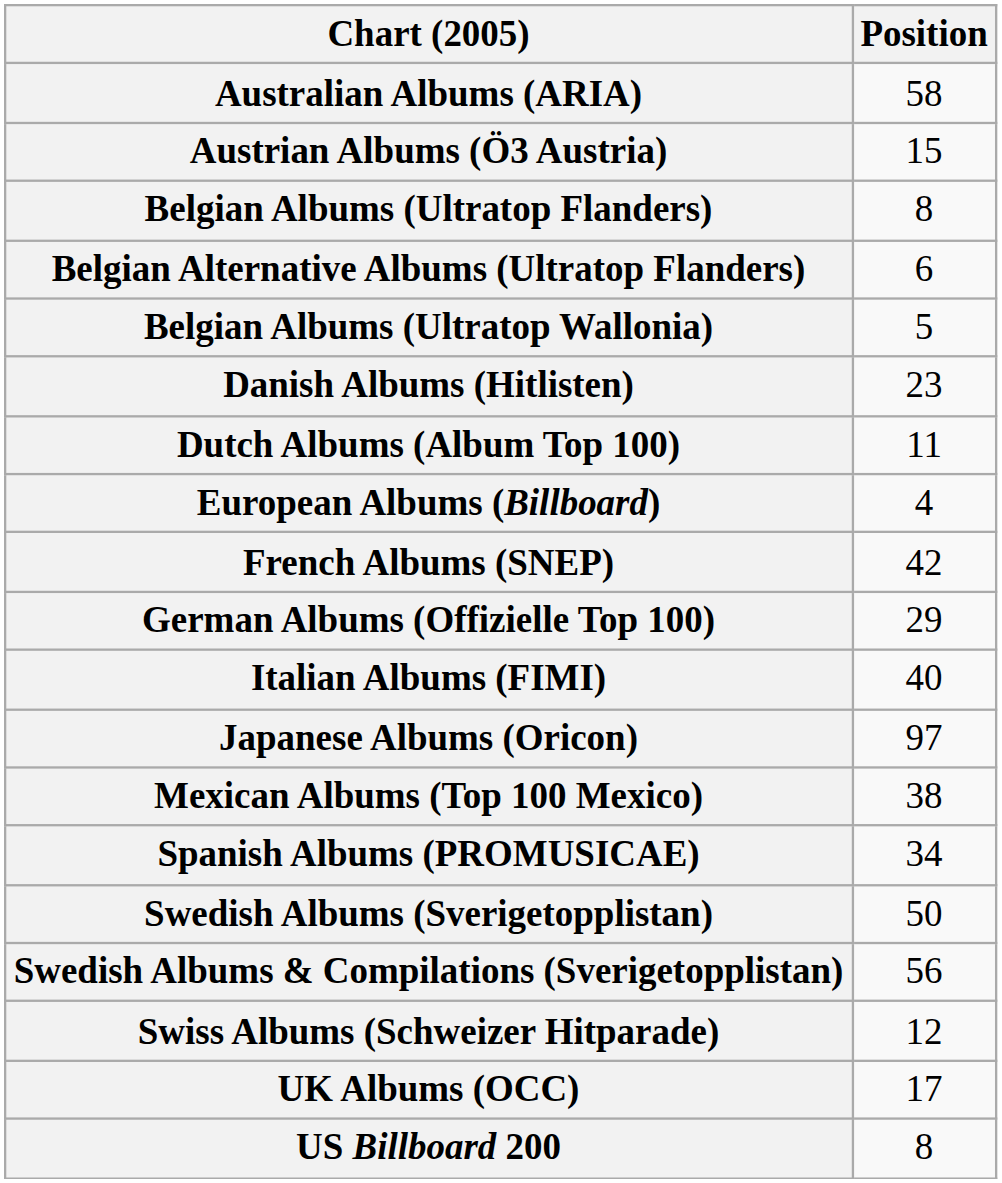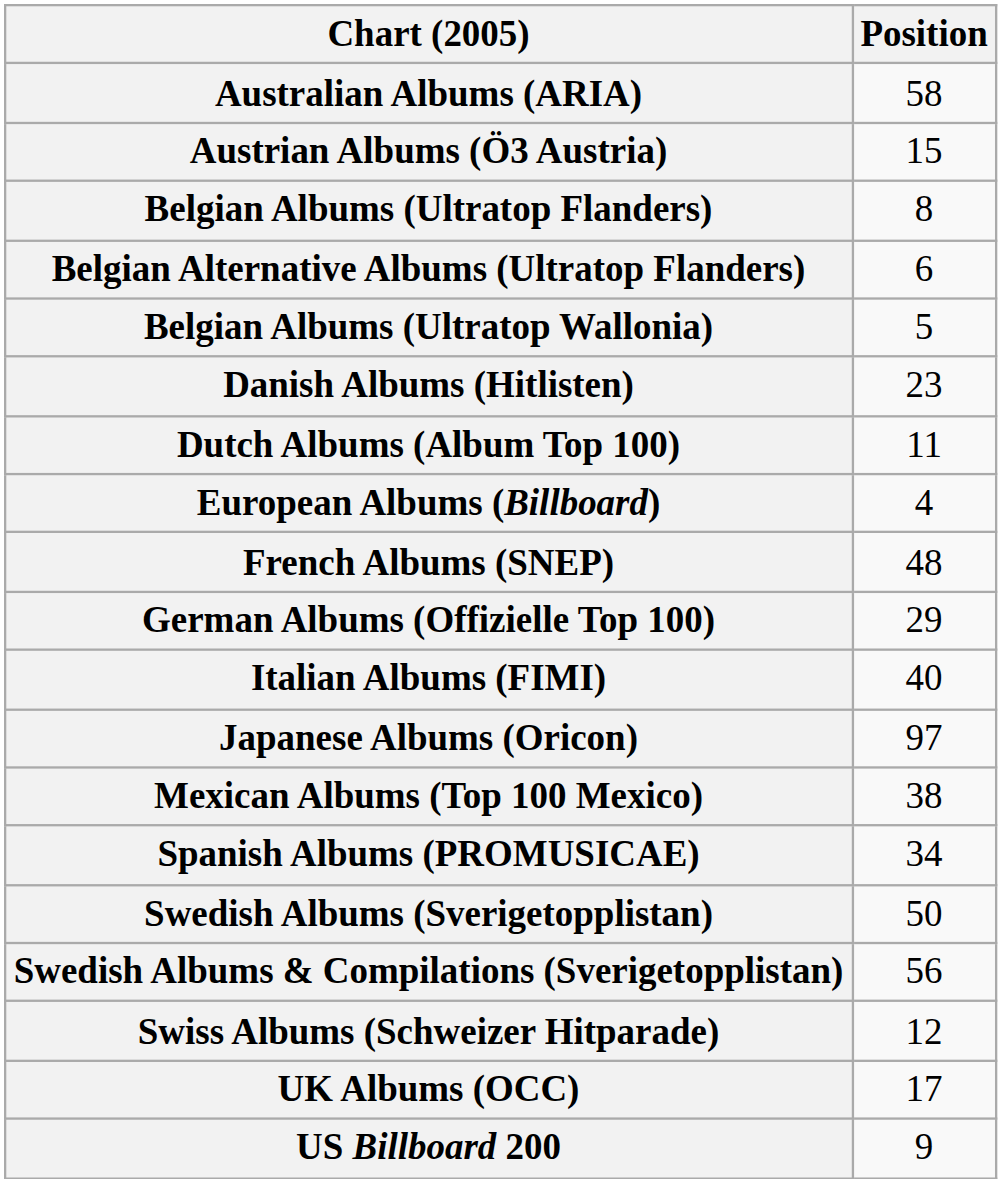(924, 561) 42 -> (924, 561) 48
(924, 1147) 8 -> (924, 1147) 9
